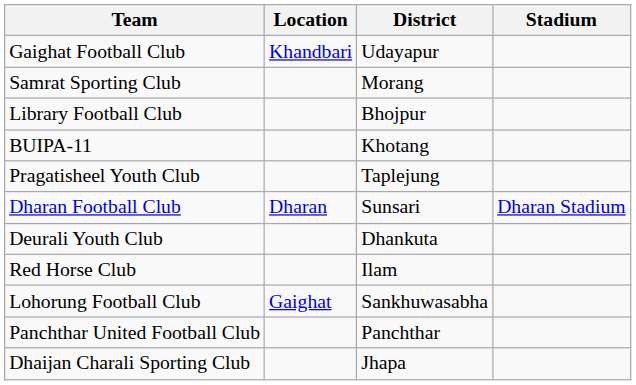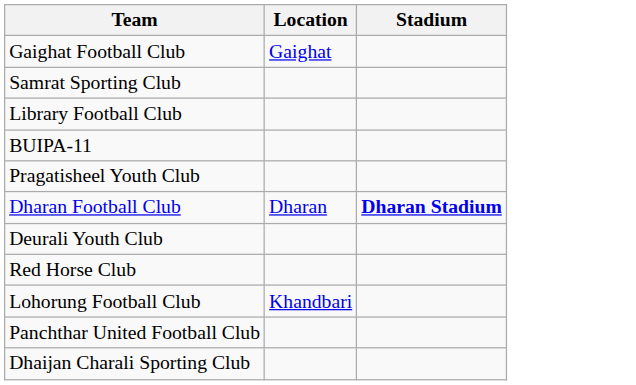- column: (425, 20)
(311, 51) Khandbari -> (300, 51) Gaighat
(561, 207) normal -> (432, 207) bold
(300, 301) Gaighat -> (311, 301) Khandbari
